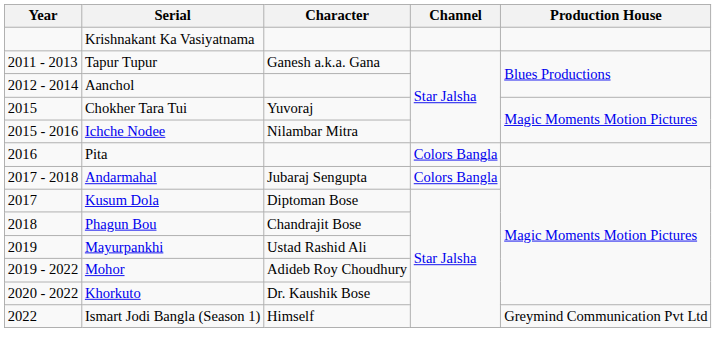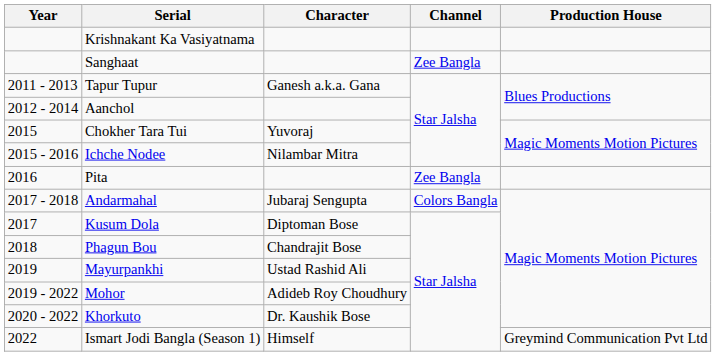+ row: (112, 62)
(456, 154) Colors Bangla -> (447, 177) Zee Bangla
